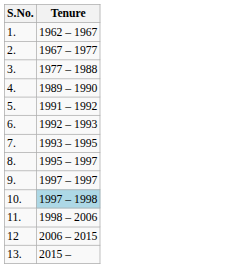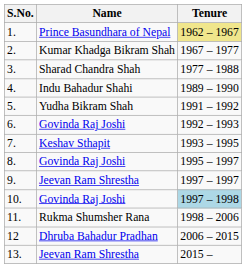+ column: (107, 13)
(68, 32) no background -> (210, 32) khaki background
